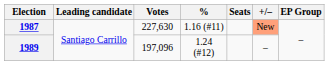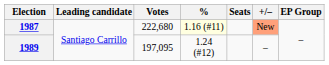(157, 27) 227,630 -> (157, 27) 222,680
(204, 27) no background -> (204, 27) lightyellow background
(157, 47) 197,096 -> (157, 47) 197,095
